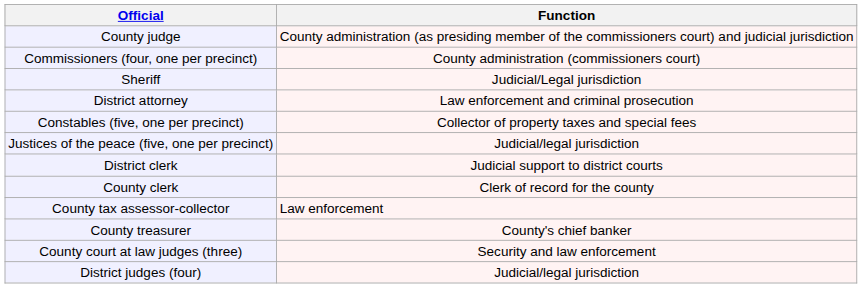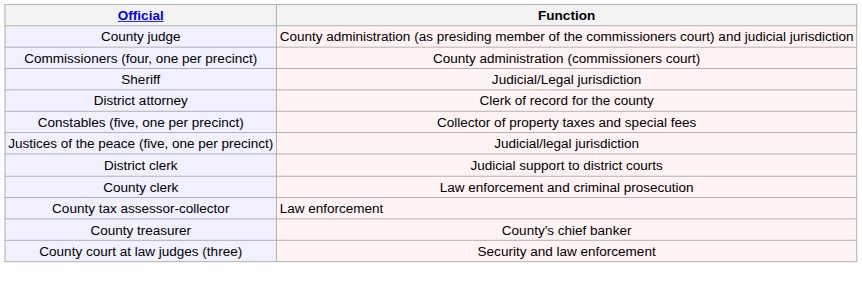(567, 101) Law enforcement and criminal prosecution -> (567, 101) Clerk of record for the county
(567, 186) Clerk of record for the county -> (567, 186) Law enforcement and criminal prosecution
- row: (141, 272)
